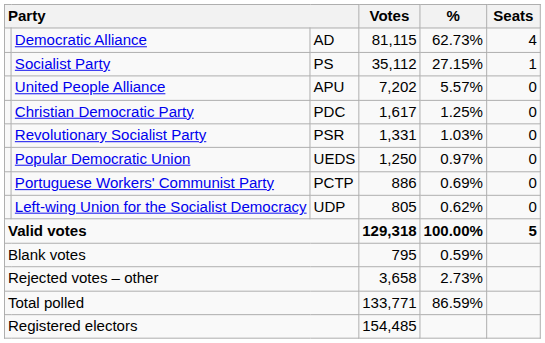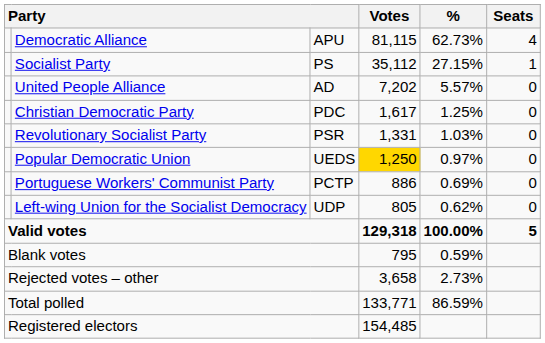(324, 40) AD -> (329, 40) APU
(329, 87) APU -> (324, 87) AD
(398, 159) no background -> (398, 159) gold background
